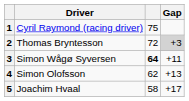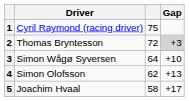(153, 58) bold -> (153, 58) normal
(174, 58) +11 -> (173, 58) +10
